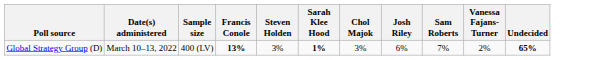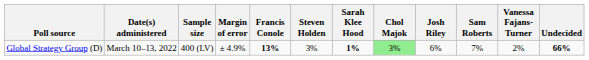+ column: (233, 28)
(360, 48) no background -> (394, 48) lightgreen background
(528, 48) 65% -> (562, 48) 66%
